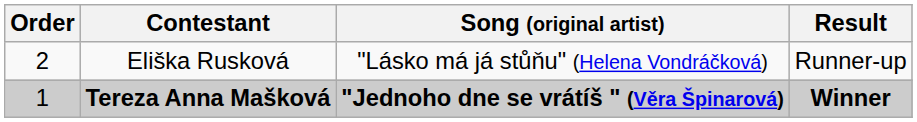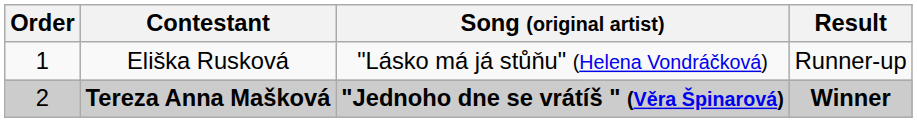(42, 60) 2 -> (42, 60) 1
(42, 98) 1 -> (42, 98) 2
